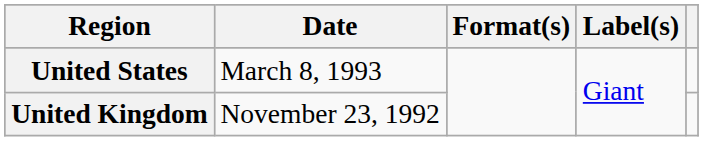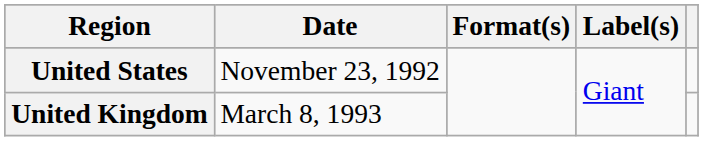(301, 69) March 8, 1993 -> (330, 69) November 23, 1992
(330, 113) November 23, 1992 -> (301, 113) March 8, 1993
